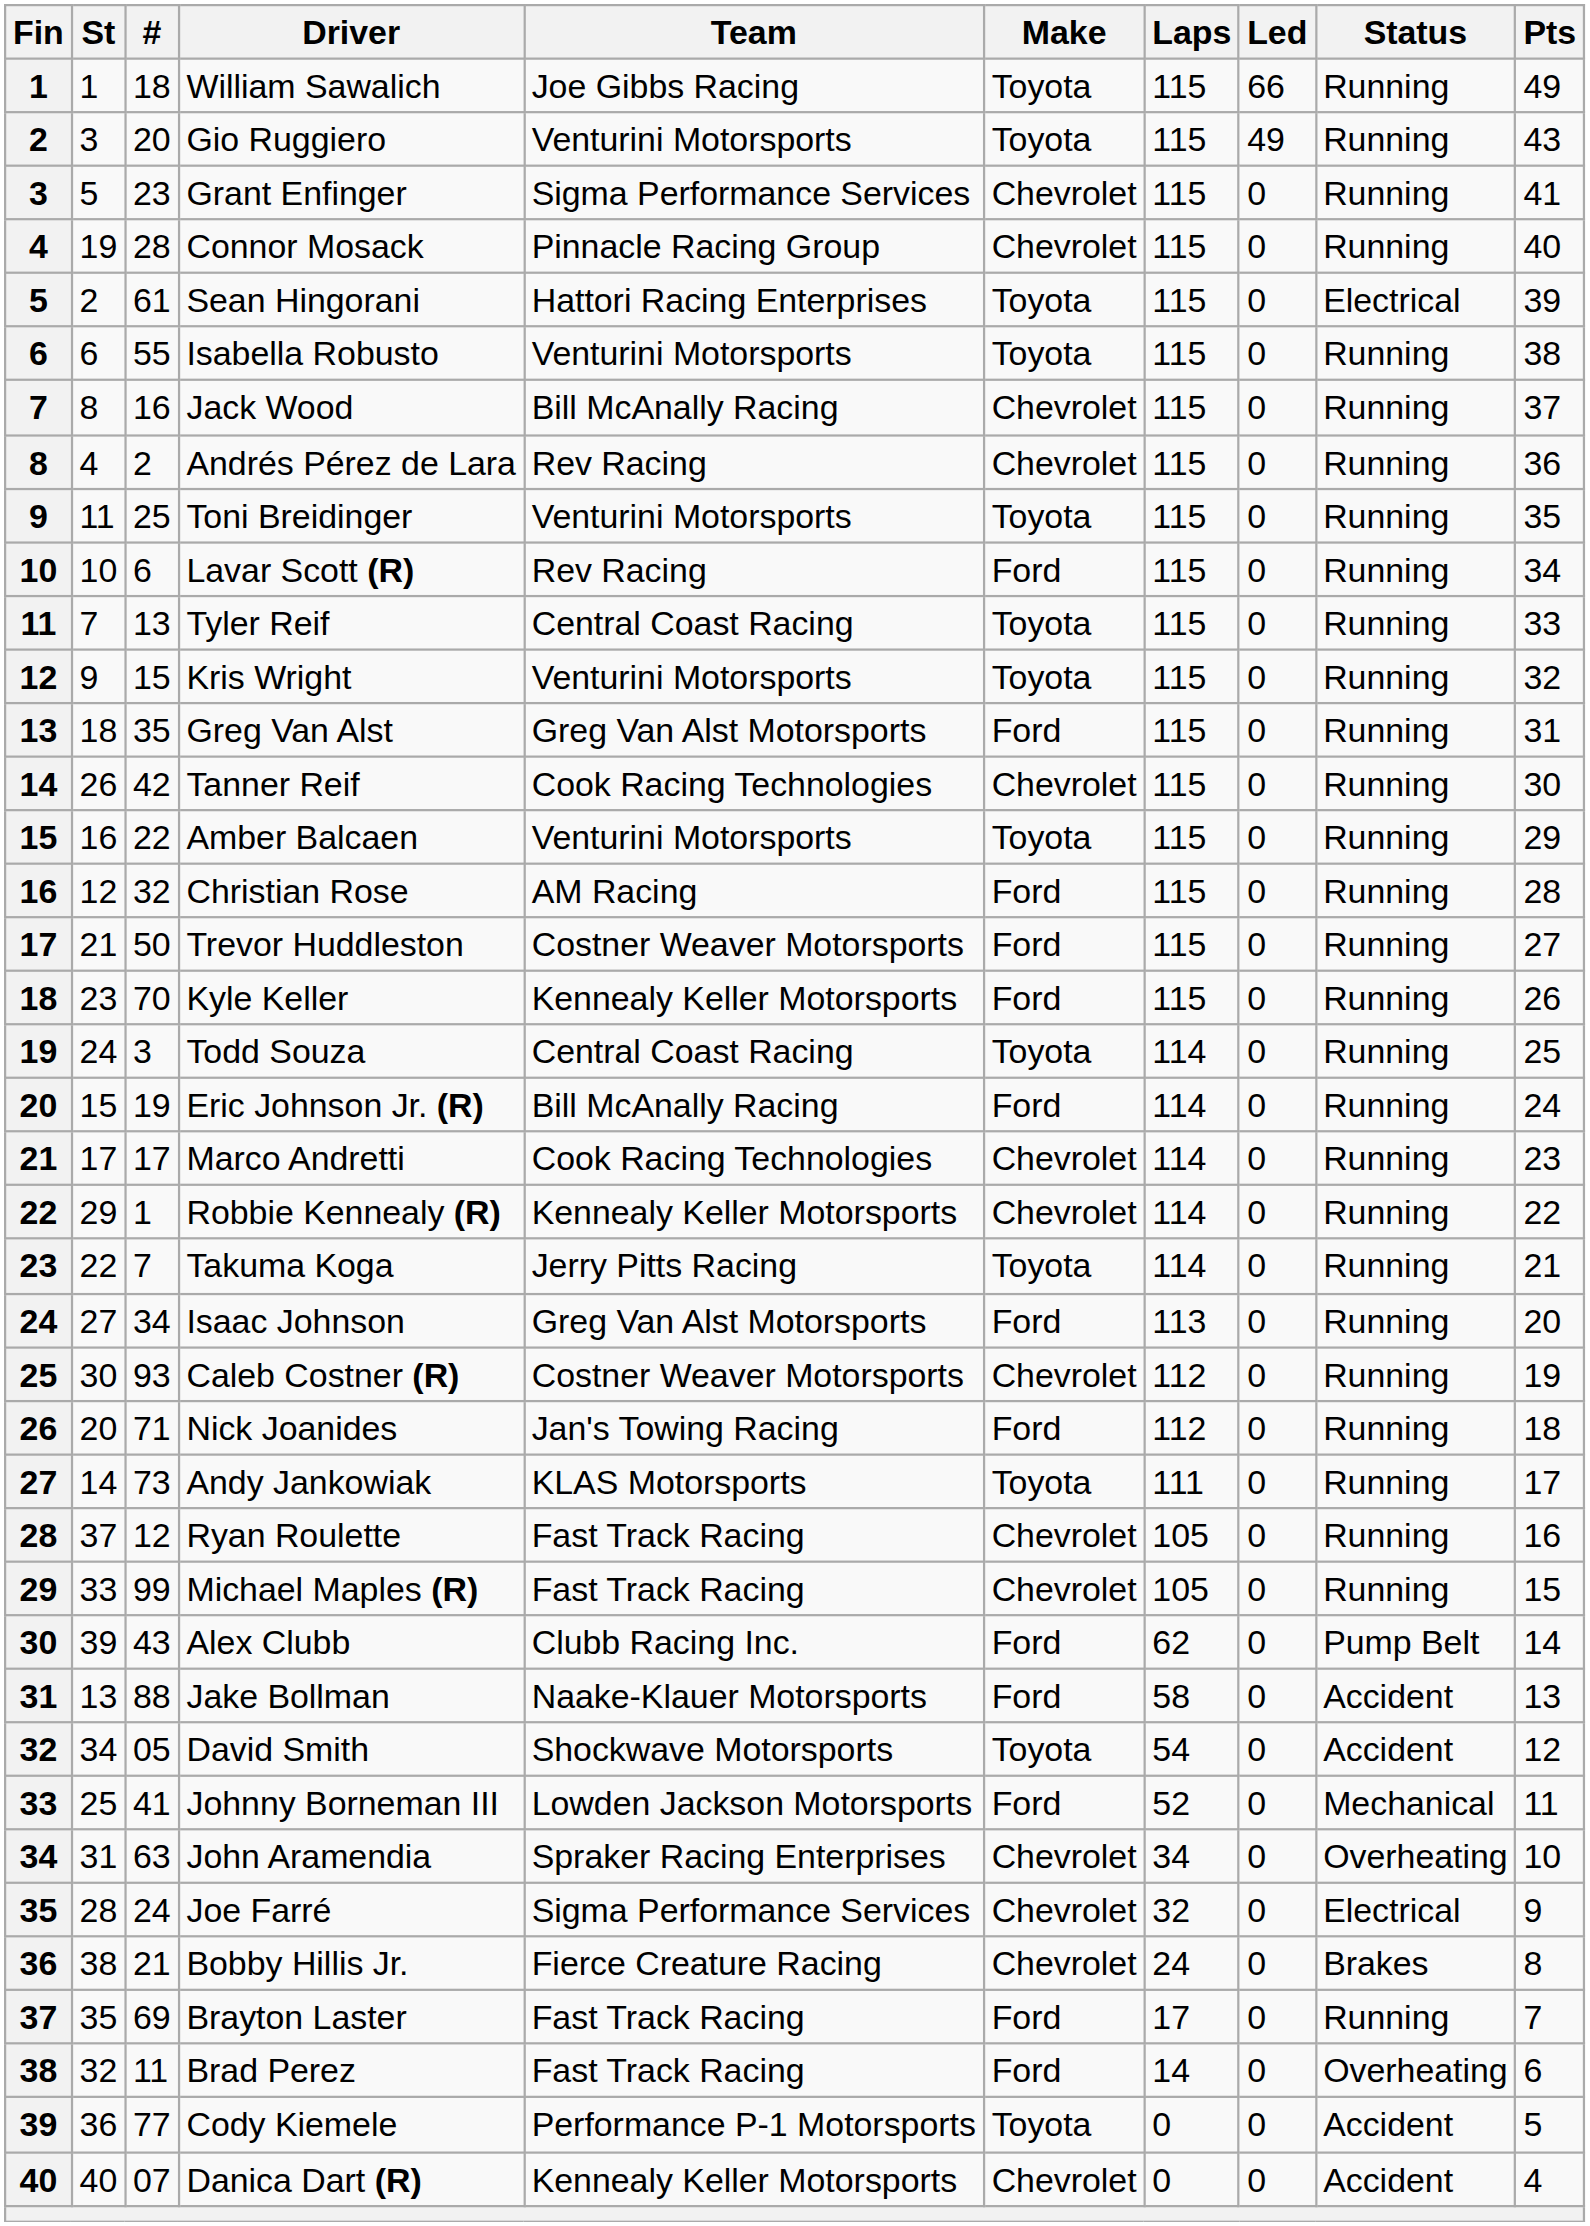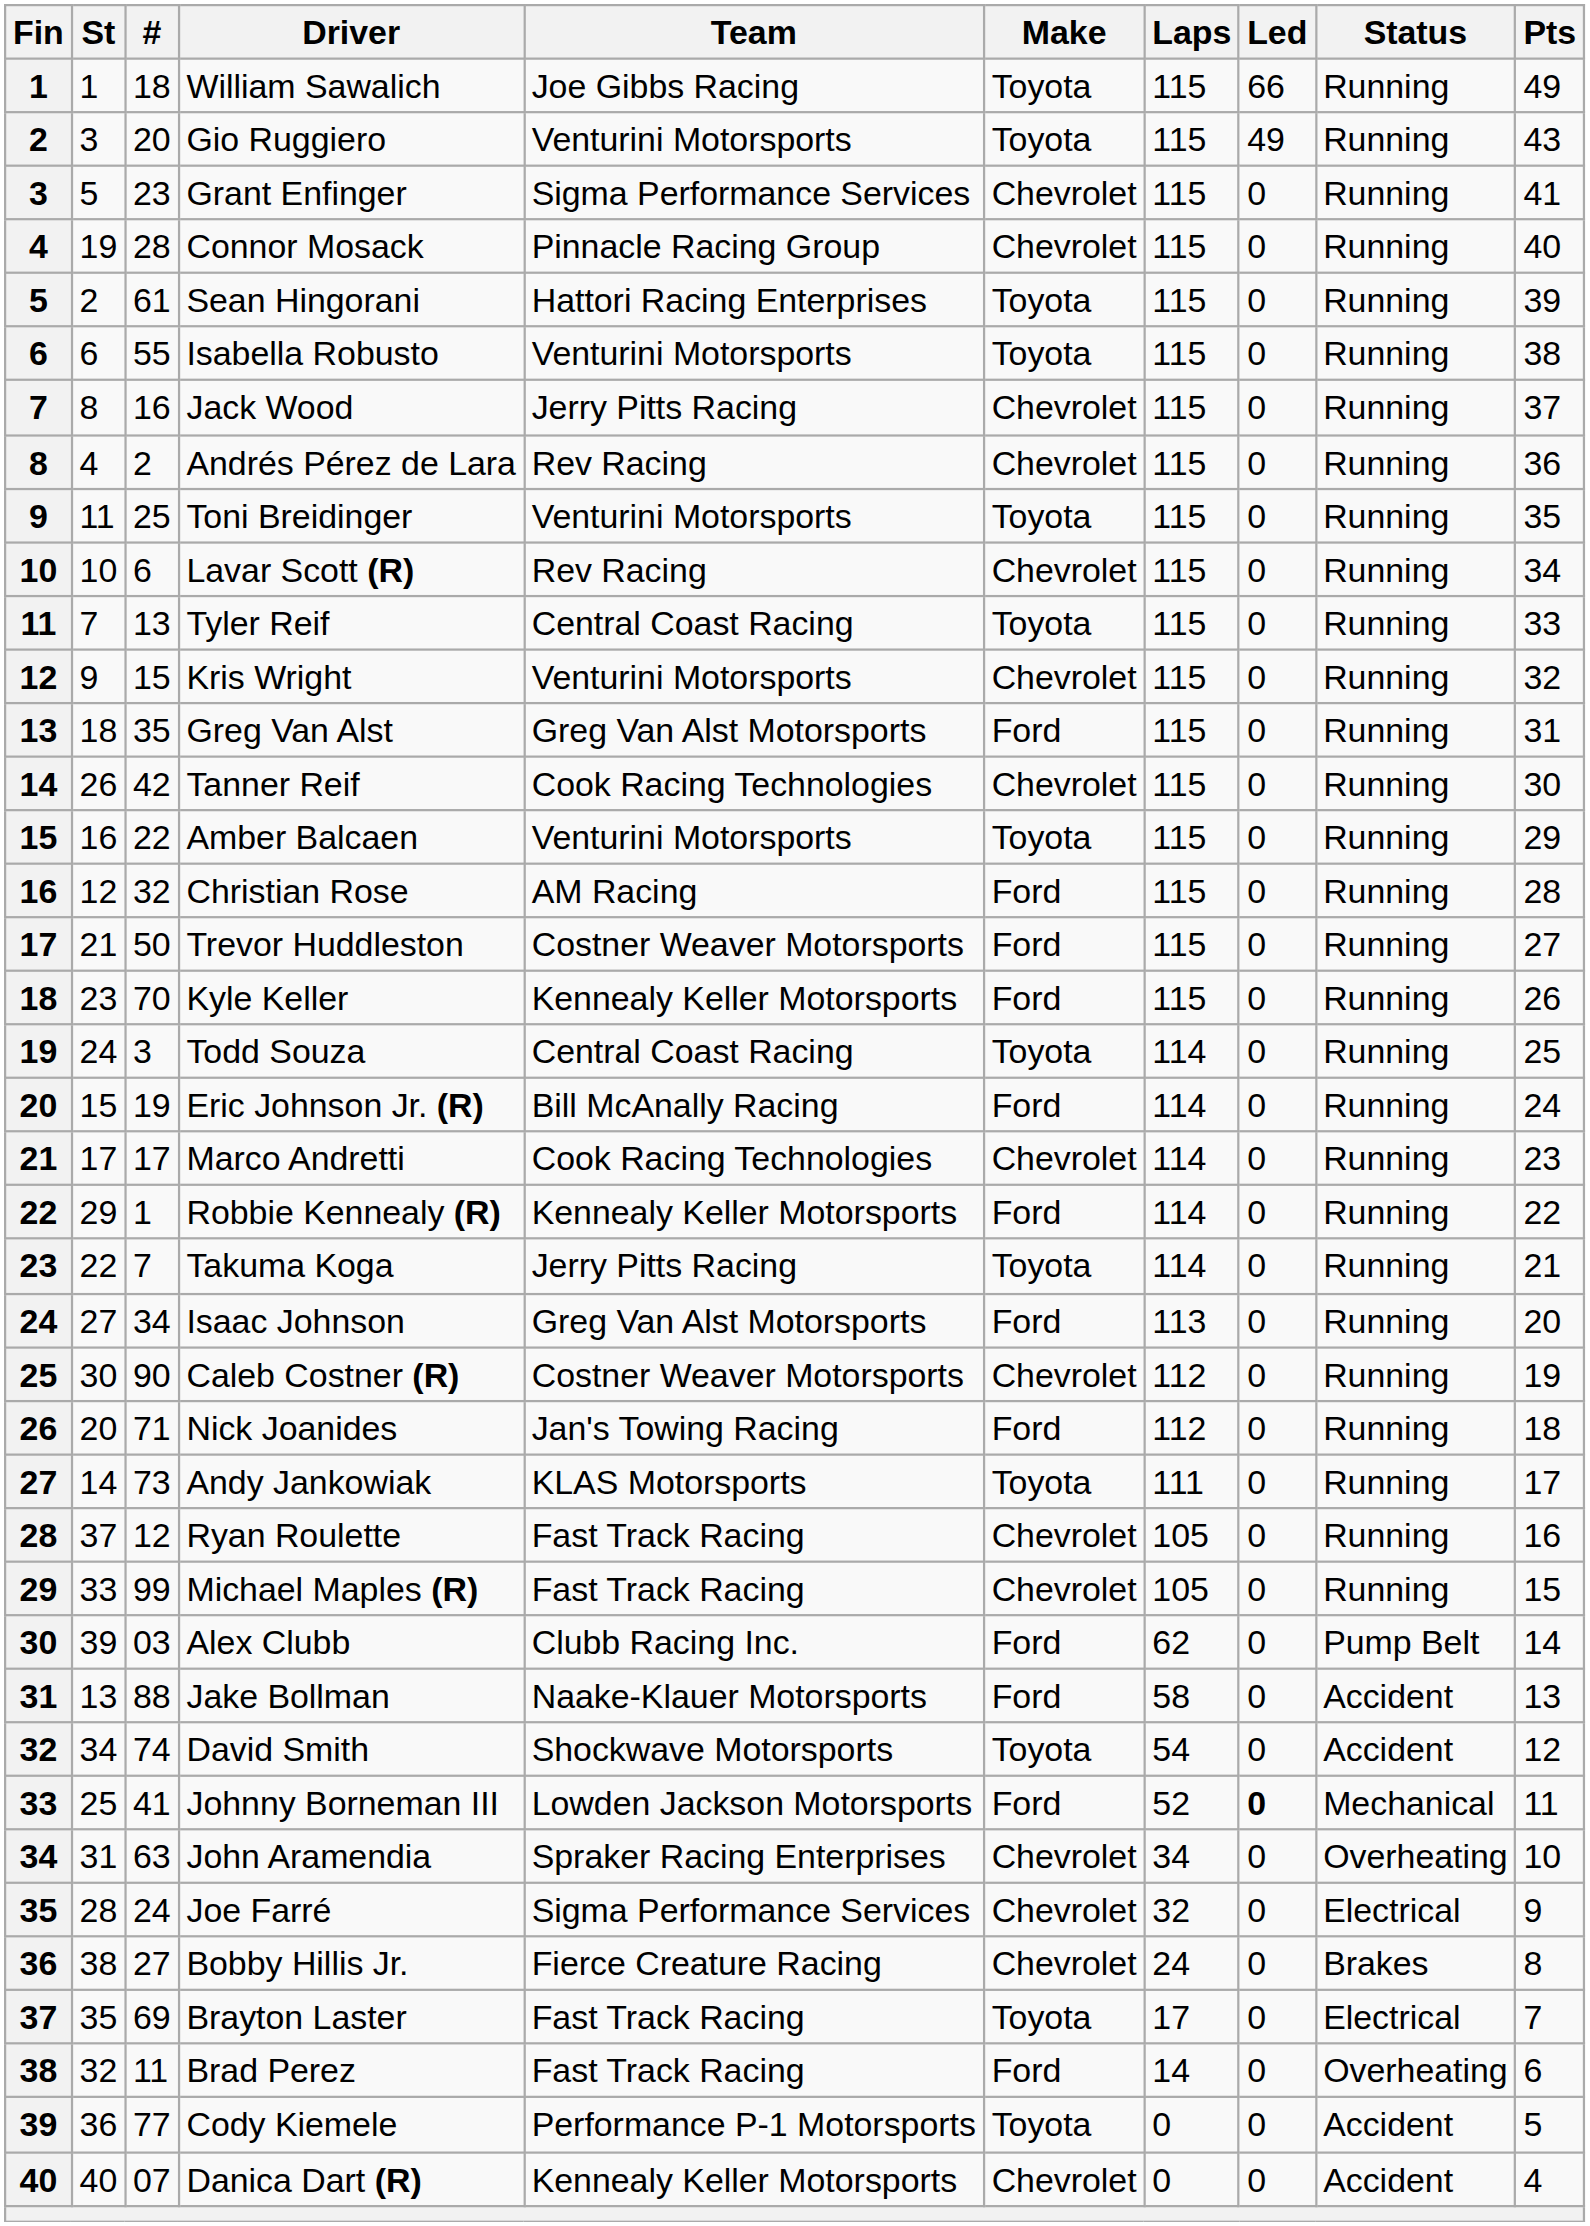(1392, 300) Electrical -> (1386, 300) Running
(685, 408) Bill McAnally Racing -> (664, 408) Jerry Pitts Racing
(1026, 569) Ford -> (1064, 569) Chevrolet
(1042, 676) Toyota -> (1064, 676) Chevrolet
(1064, 1213) Chevrolet -> (1026, 1213) Ford
(152, 1374) 93 -> (152, 1374) 90
(152, 1642) 43 -> (152, 1642) 03
(152, 1749) 05 -> (152, 1749) 74
(1257, 1803) normal -> (1257, 1803) bold
(152, 1964) 21 -> (152, 1964) 27
(1026, 2018) Ford -> (1042, 2018) Toyota
(1386, 2018) Running -> (1392, 2018) Electrical
